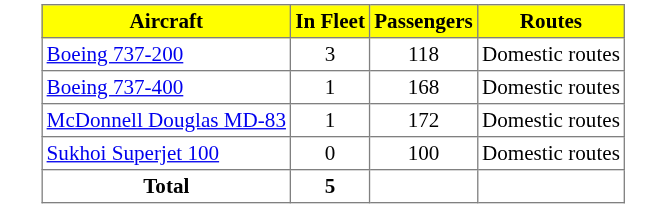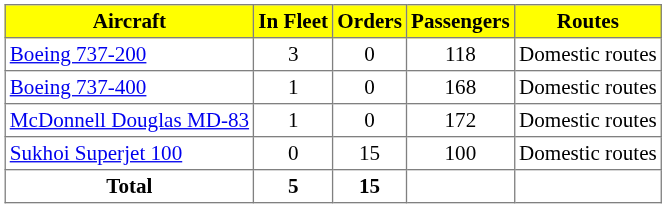+ column: (370, 21)
